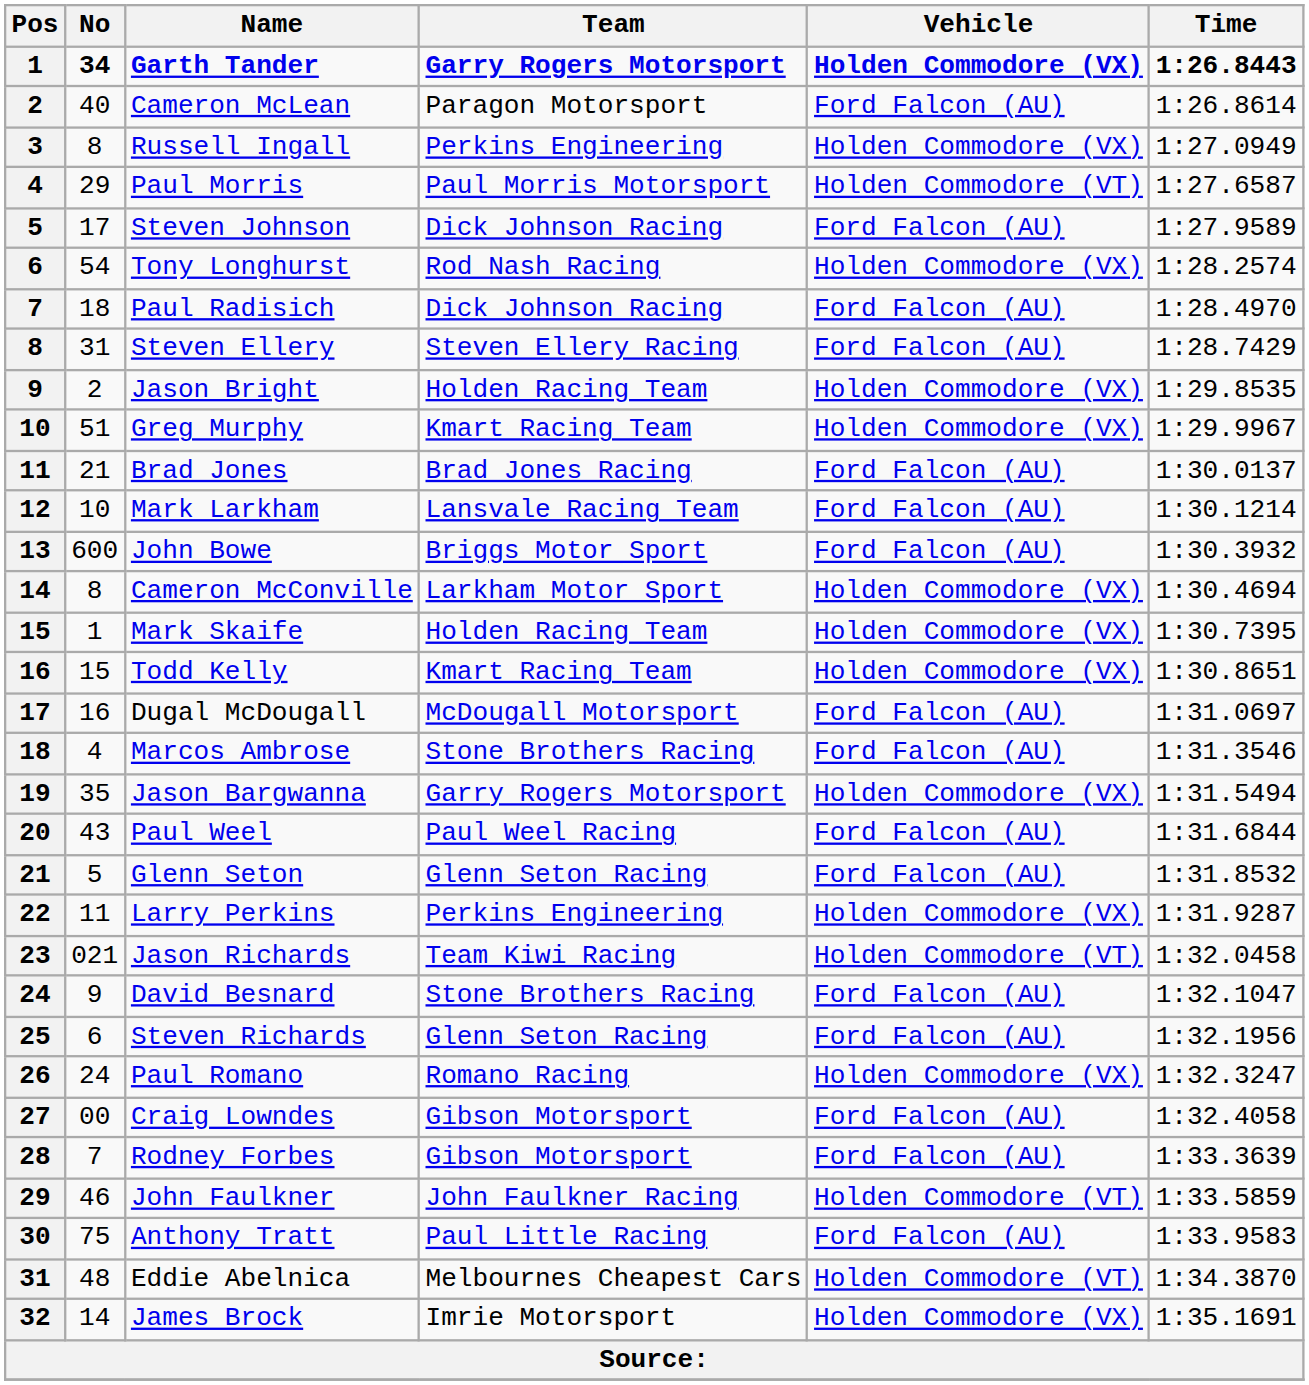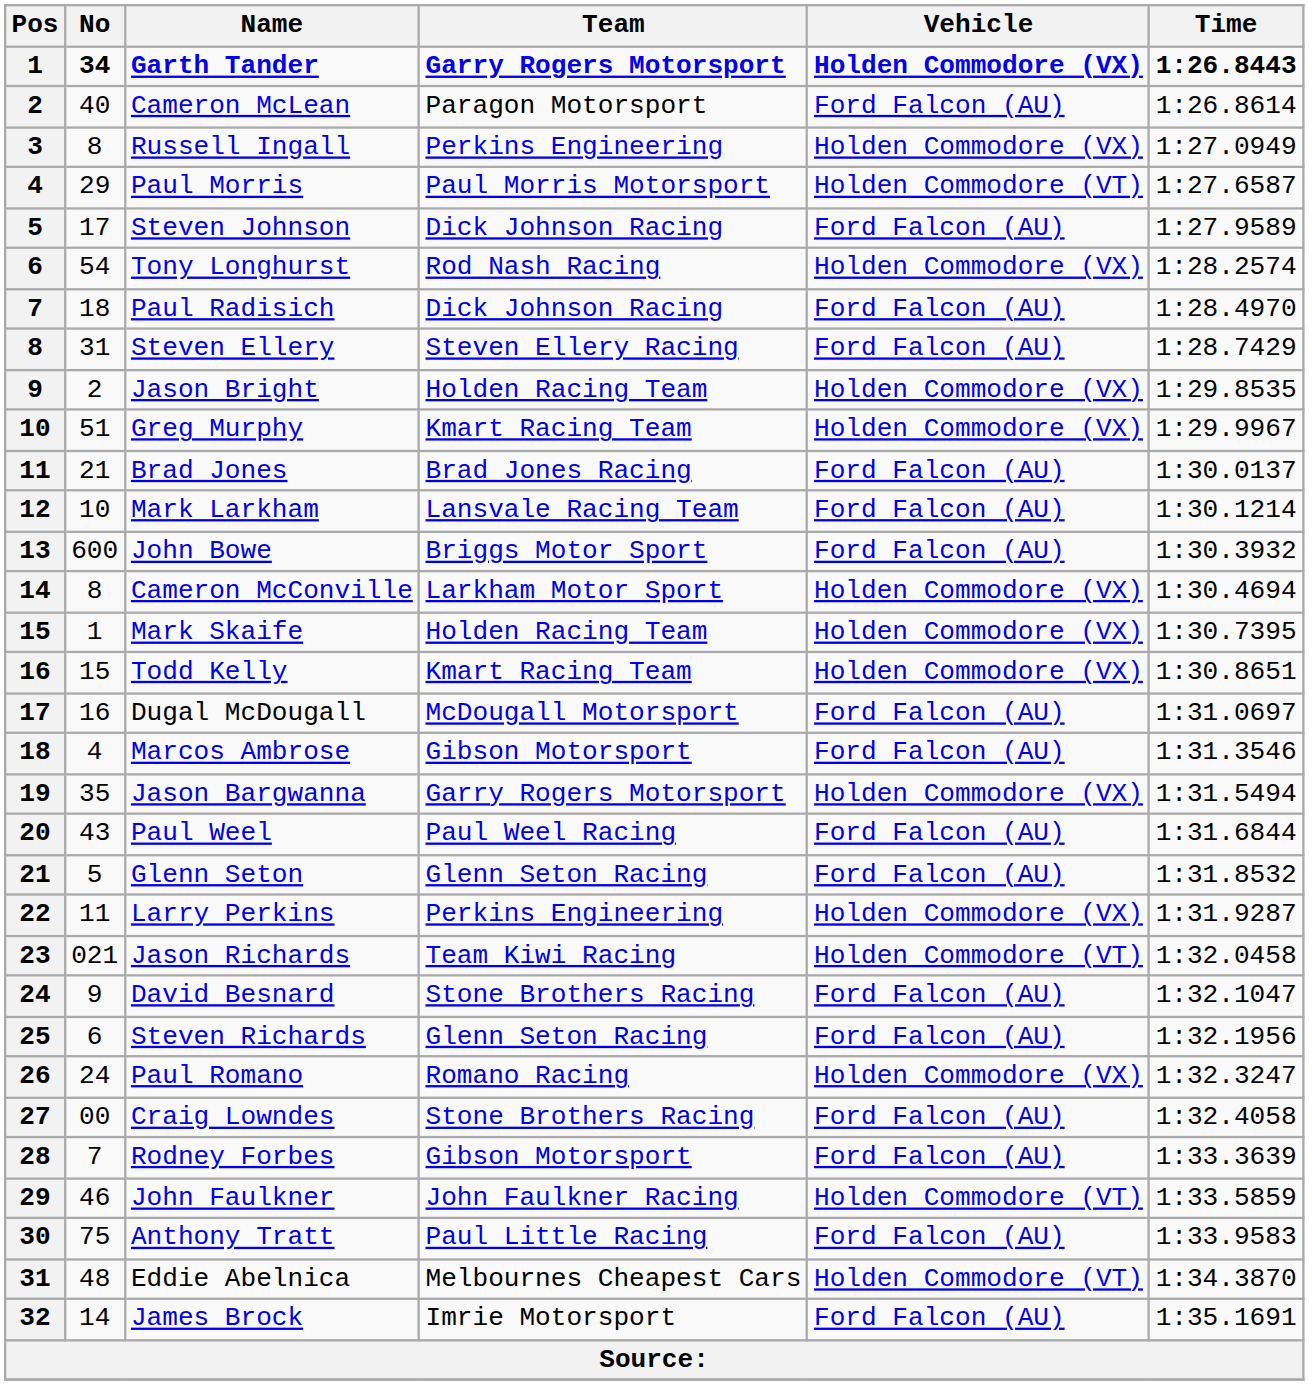(590, 753) Stone Brothers Racing -> (559, 753) Gibson Motorsport
(559, 1117) Gibson Motorsport -> (590, 1117) Stone Brothers Racing
(978, 1319) Holden Commodore (VX) -> (939, 1319) Ford Falcon (AU)
